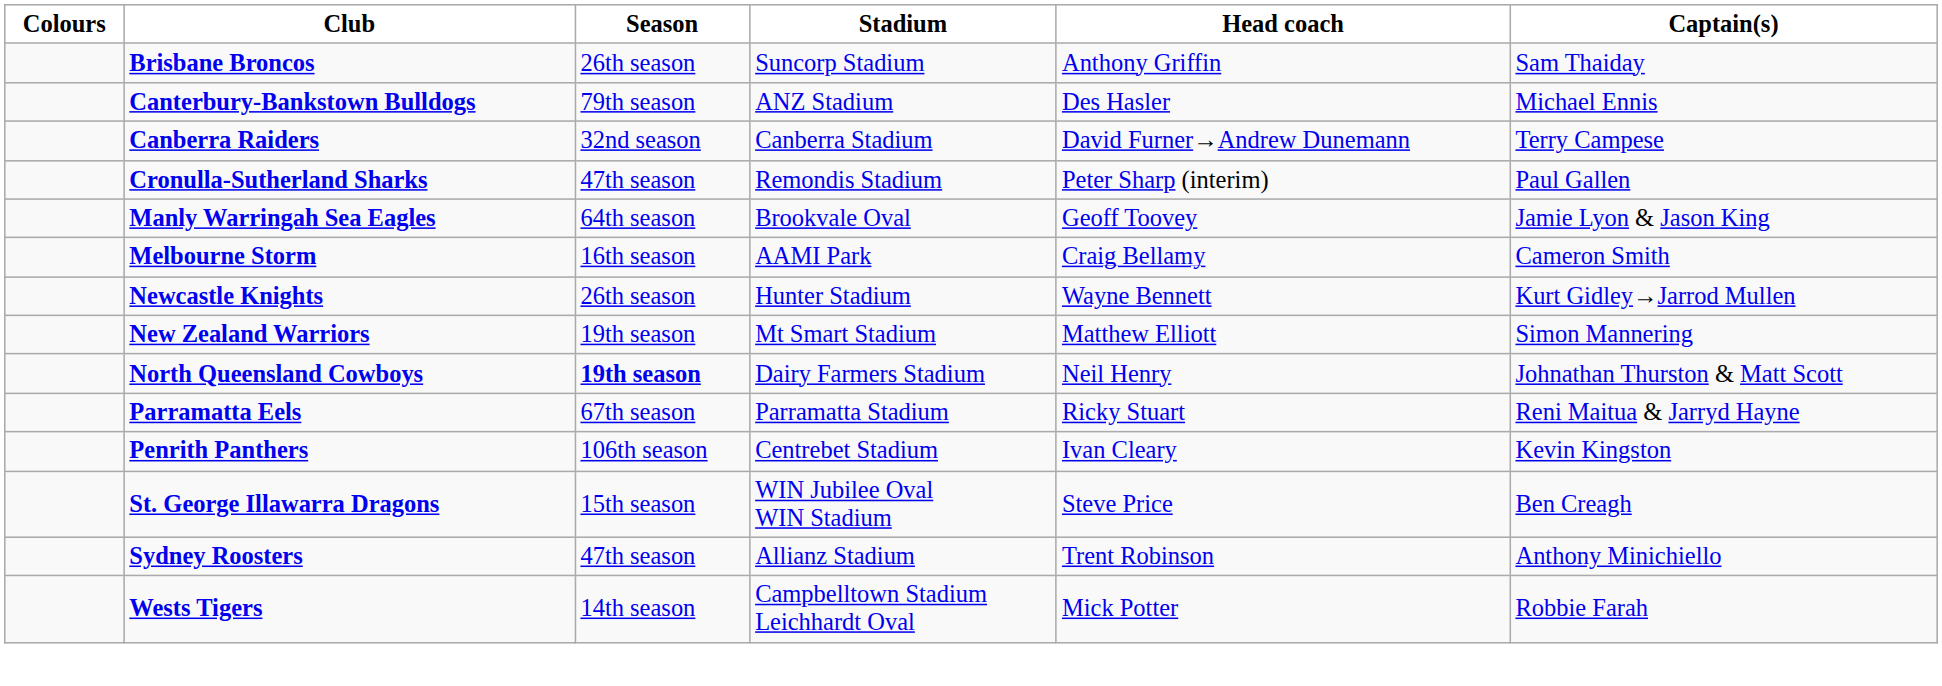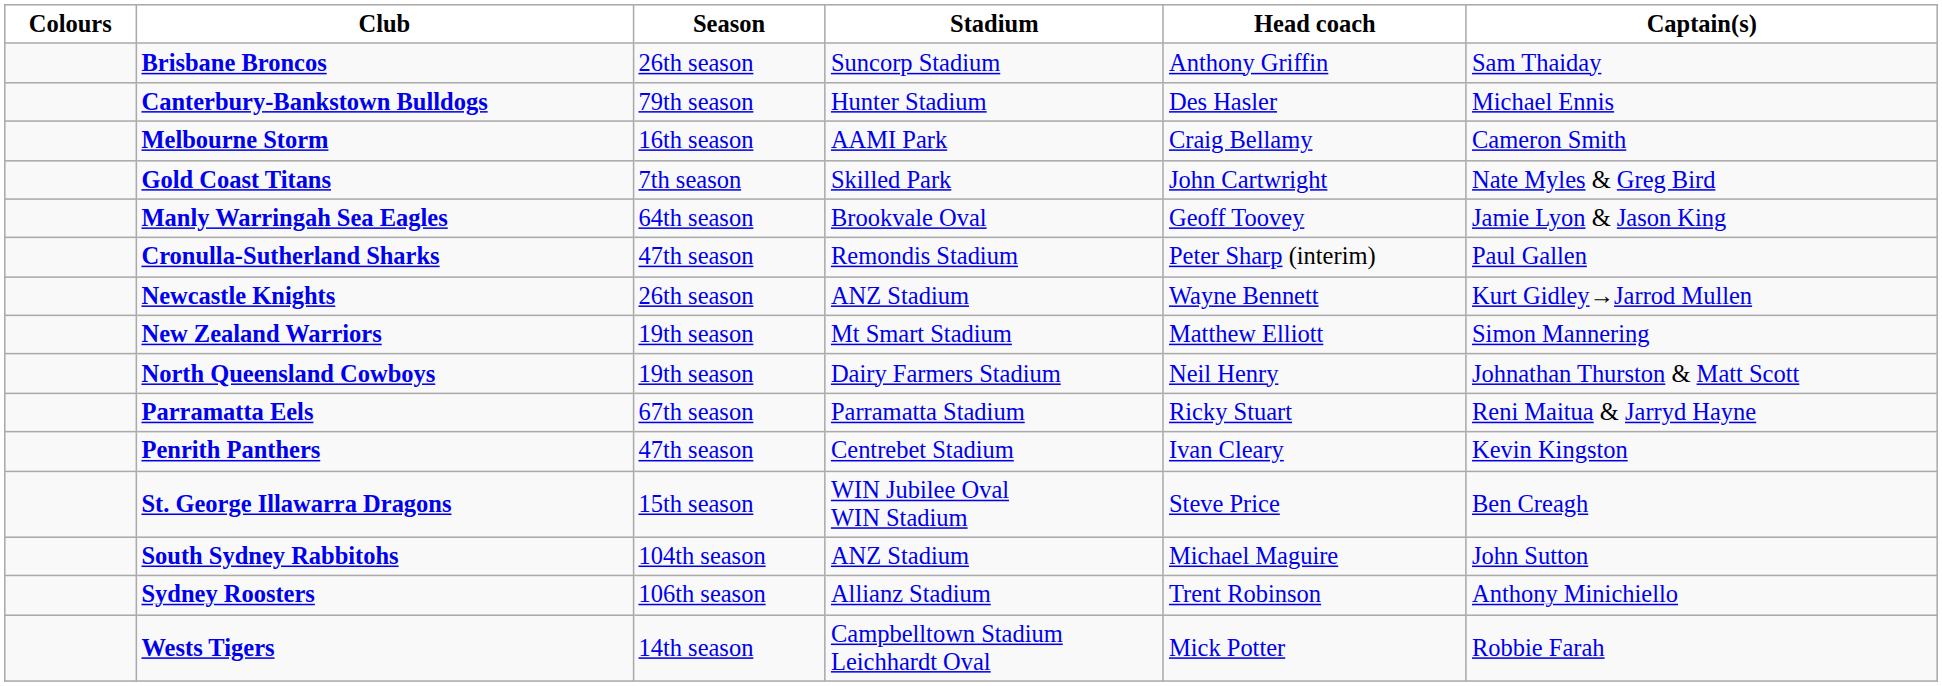(824, 101) ANZ Stadium -> (909, 101) Hunter Stadium
- row: (224, 140)
rows swapped: (278, 179) <-> (223, 256)
+ row: (236, 179)
(833, 295) Hunter Stadium -> (900, 295) ANZ Stadium
(641, 373) bold -> (696, 373) normal
(644, 450) 106th season -> (696, 450) 47th season
+ row: (270, 556)
(638, 556) 47th season -> (702, 594) 106th season
